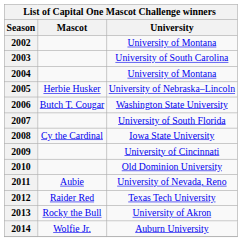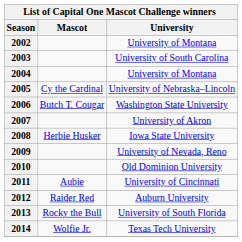(72, 89) Herbie Husker -> (72, 89) Cy the Cardinal
(172, 120) University of South Florida -> (172, 120) University of Akron
(72, 136) Cy the Cardinal -> (72, 136) Herbie Husker
(172, 151) University of Cincinnati -> (172, 151) University of Nevada, Reno
(172, 182) University of Nevada, Reno -> (172, 182) University of Cincinnati
(172, 197) Texas Tech University -> (172, 197) Auburn University
(172, 213) University of Akron -> (172, 213) University of South Florida
(172, 228) Auburn University -> (172, 228) Texas Tech University
